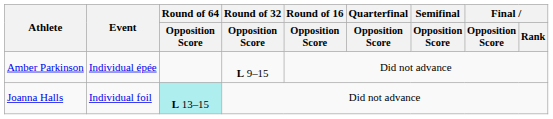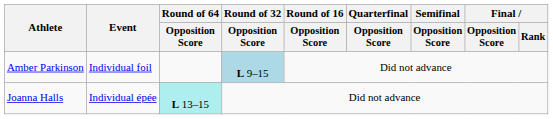(123, 67) Individual épée -> (120, 67) Individual foil
(253, 74) no background -> (253, 74) lightblue background
(120, 98) Individual foil -> (123, 98) Individual épée
